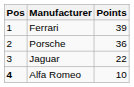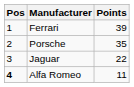(121, 44) 36 -> (121, 44) 35
(121, 75) 10 -> (122, 75) 11
